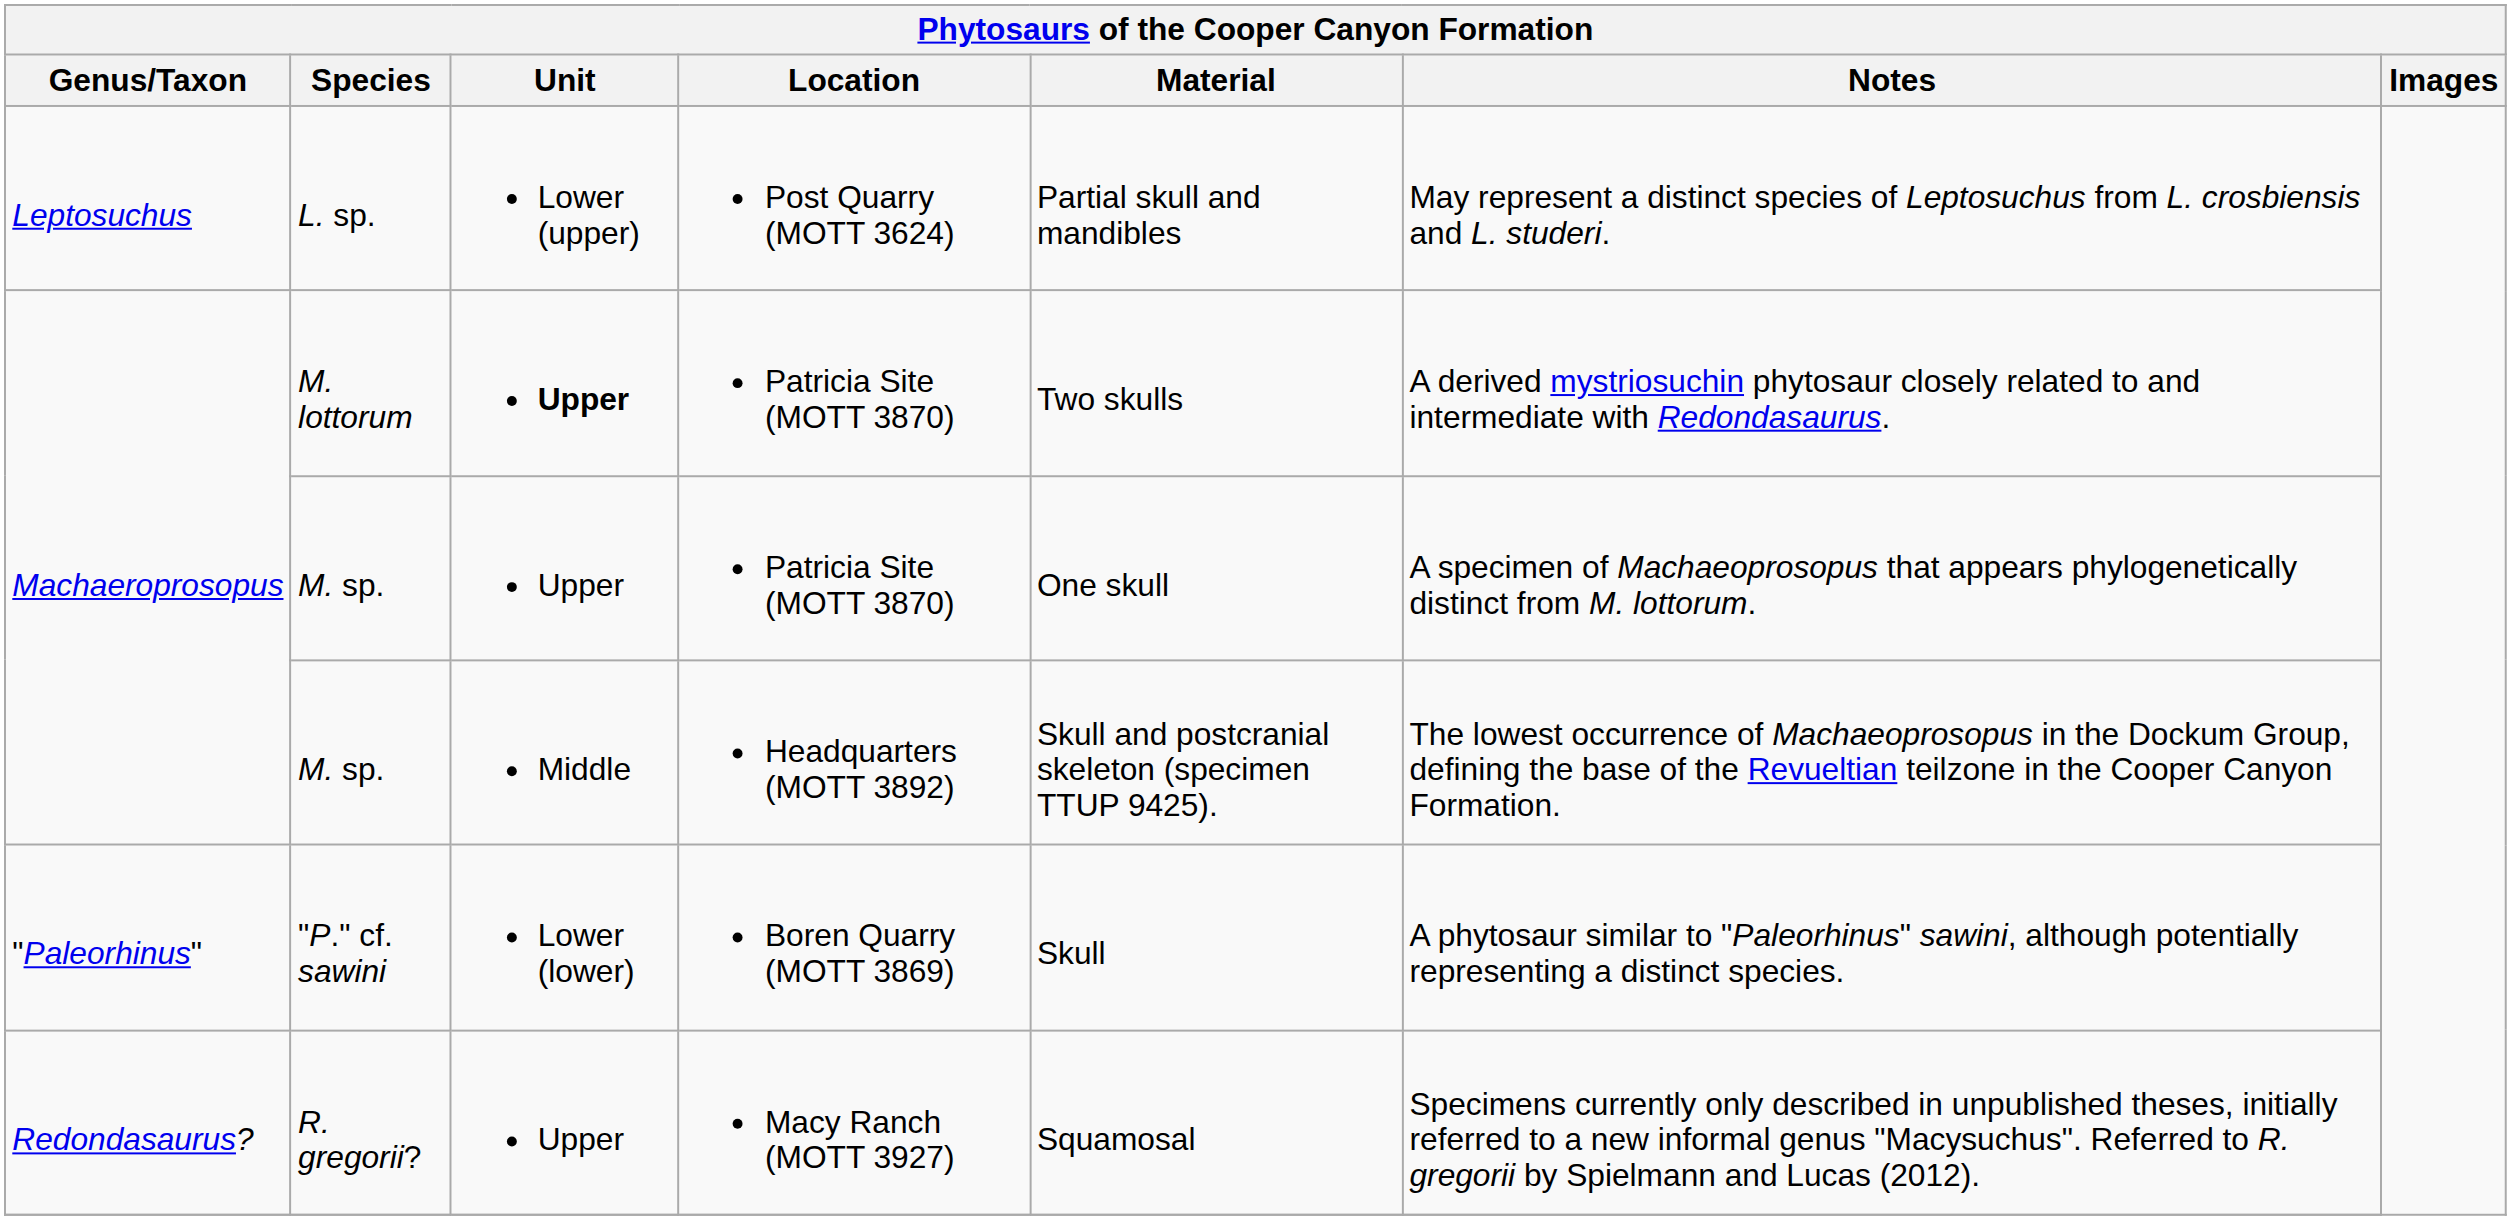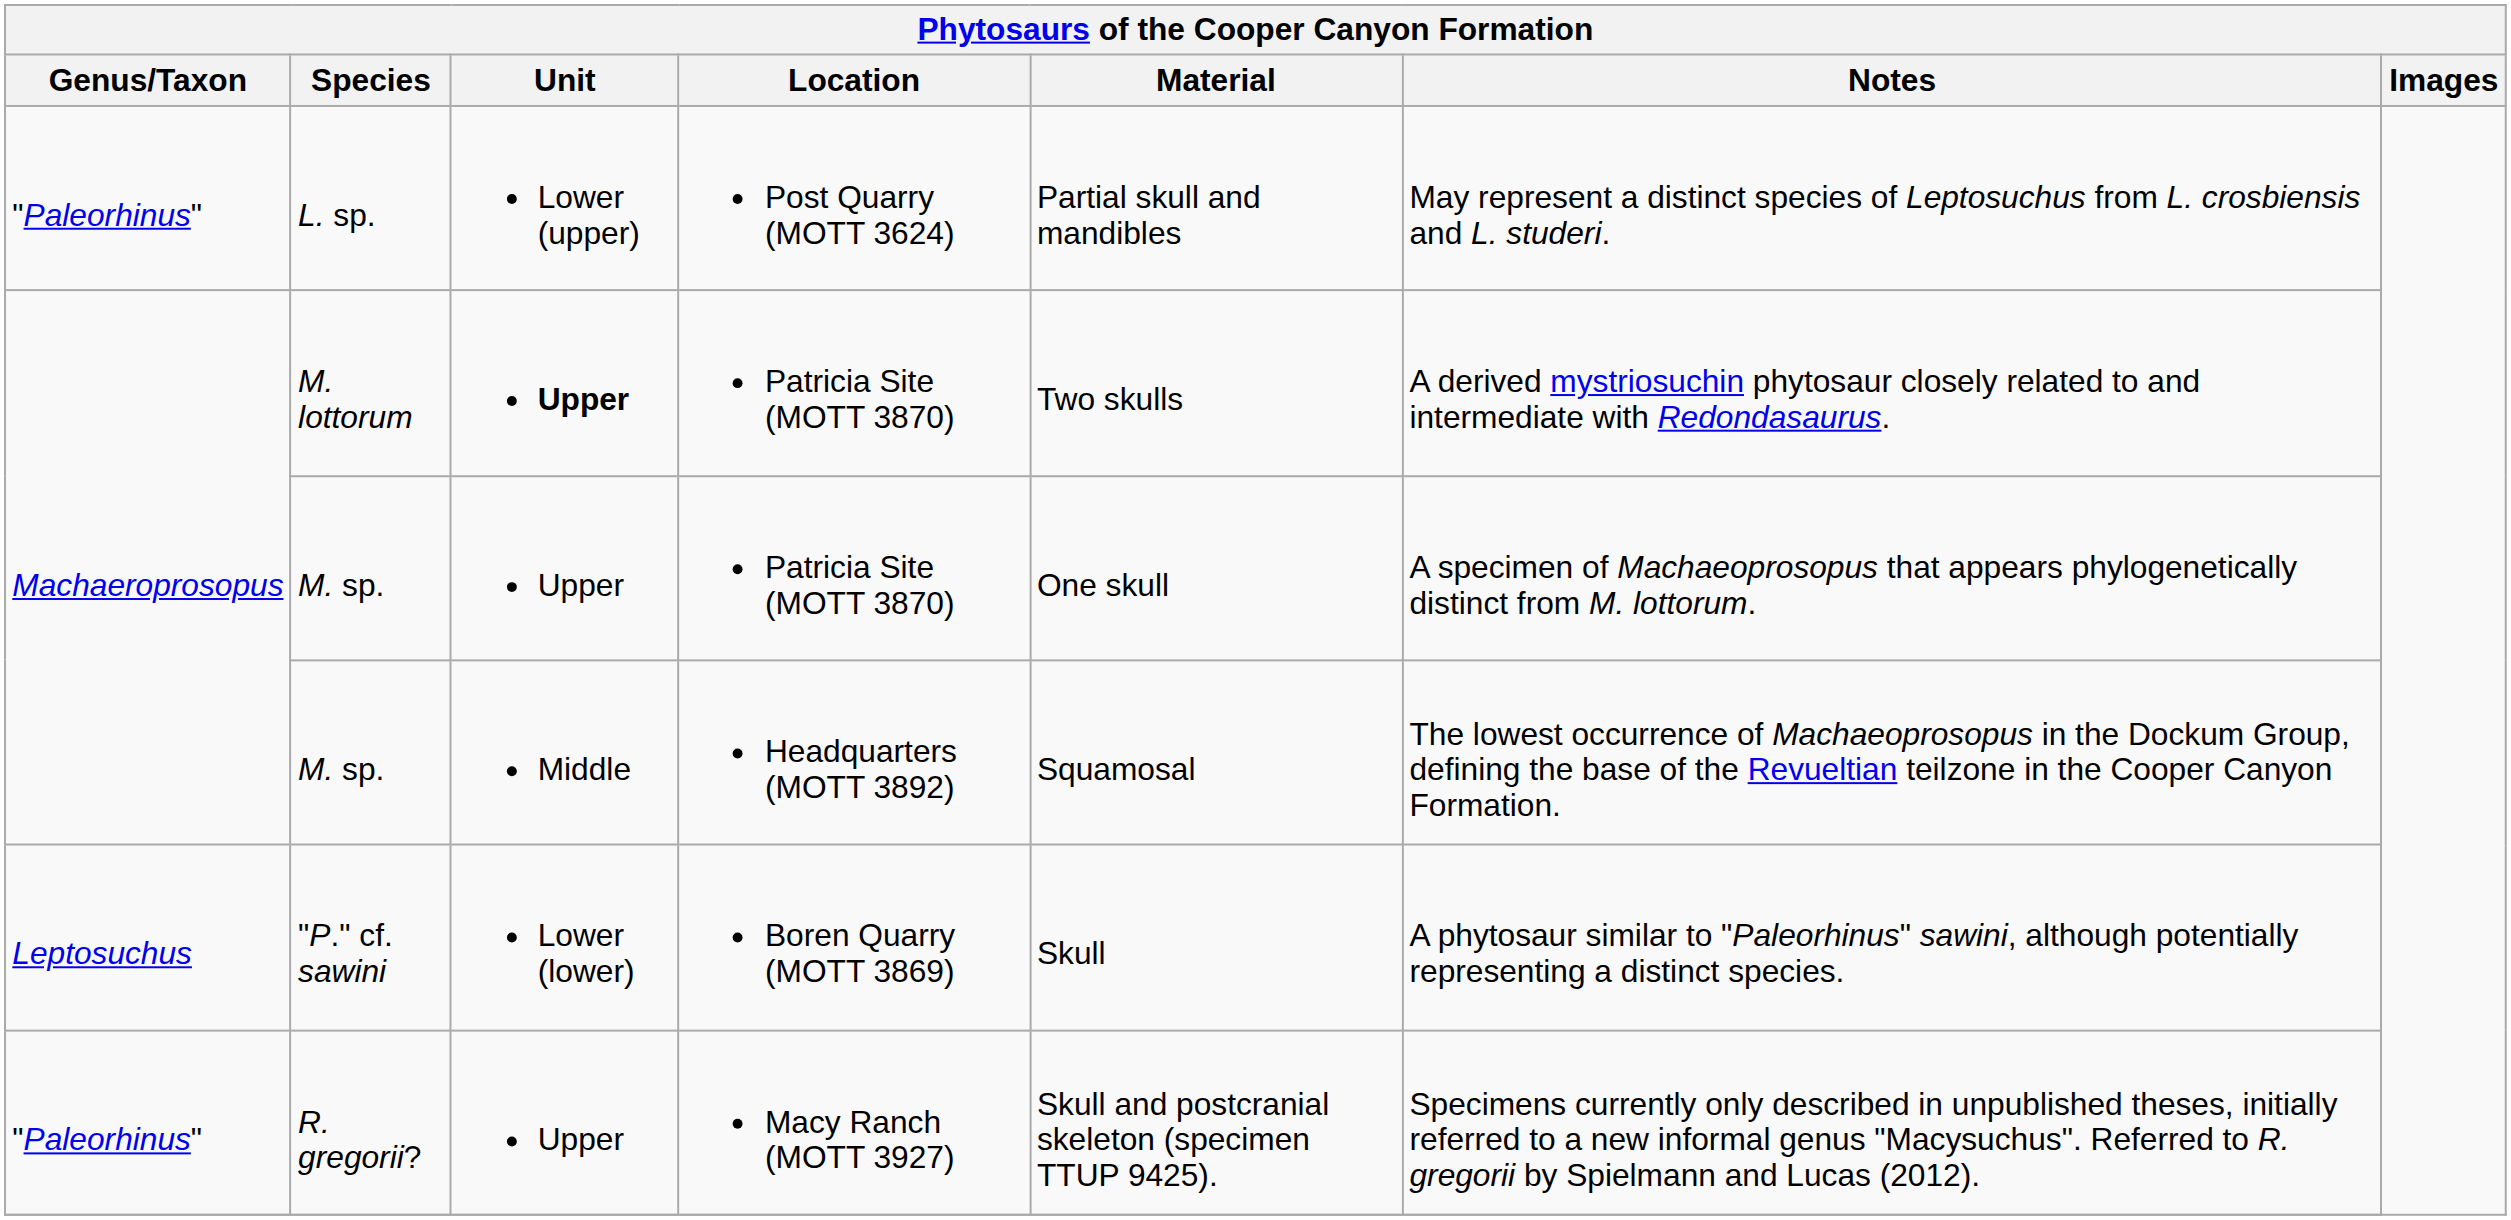(102, 215) Leptosuchus -> (107, 215) "Paleorhinus"
(1183, 769) Skull and postcranial skeleton (specimen TTUP 9425). -> (1116, 769) Squamosal
(107, 954) "Paleorhinus" -> (102, 954) Leptosuchus
(133, 1139) Redondasaurus? -> (107, 1139) "Paleorhinus"
(1116, 1139) Squamosal -> (1183, 1139) Skull and postcranial skeleton (specimen TTUP 9425).
